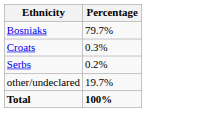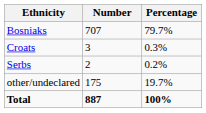+ column: (112, 13)
